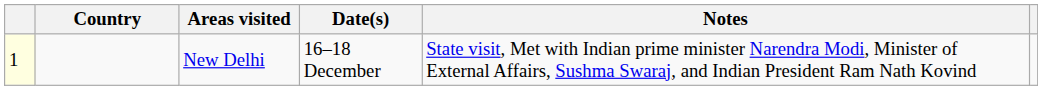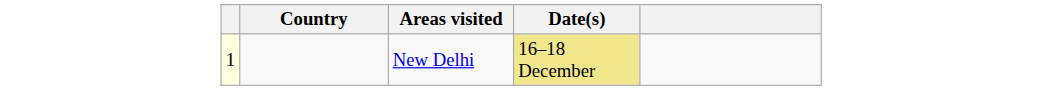- column: (725, 19)
(342, 59) no background -> (557, 59) khaki background
